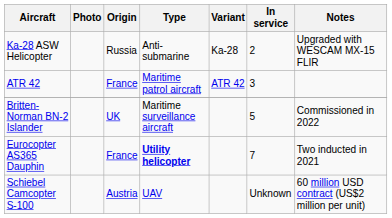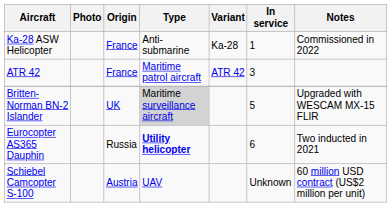(122, 51) Russia -> (122, 45) France
(252, 51) 2 -> (252, 45) 1
(336, 51) Upgraded with WESCAM MX-15 FLIR -> (335, 45) Commissioned in 2022
(169, 117) no background -> (169, 105) lightgrey background
(335, 117) Commissioned in 2022 -> (336, 105) Upgraded with WESCAM MX-15 FLIR
(122, 155) France -> (122, 144) Russia
(252, 155) 7 -> (252, 144) 6
